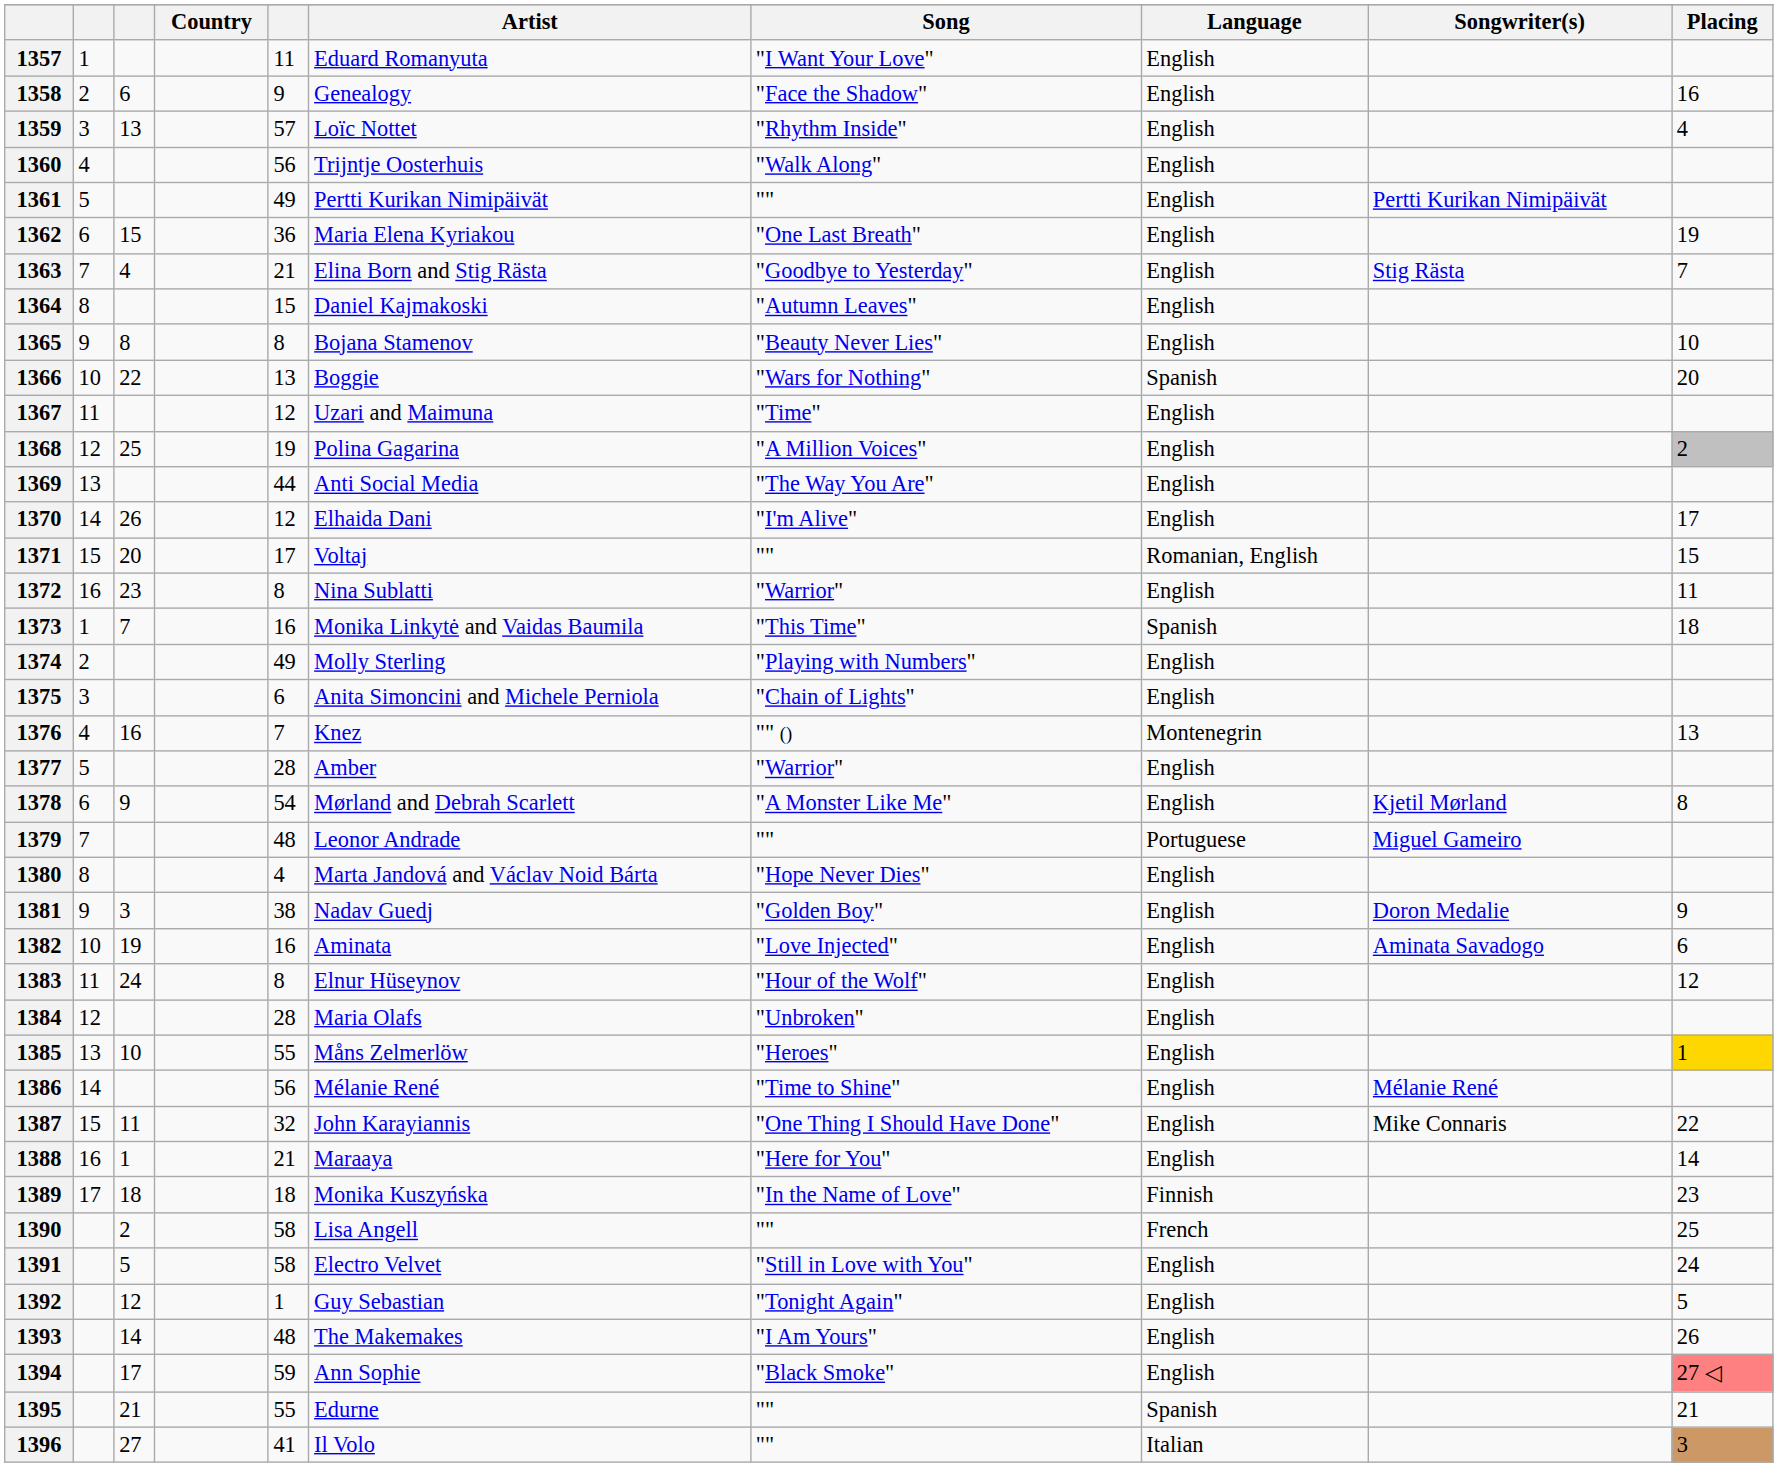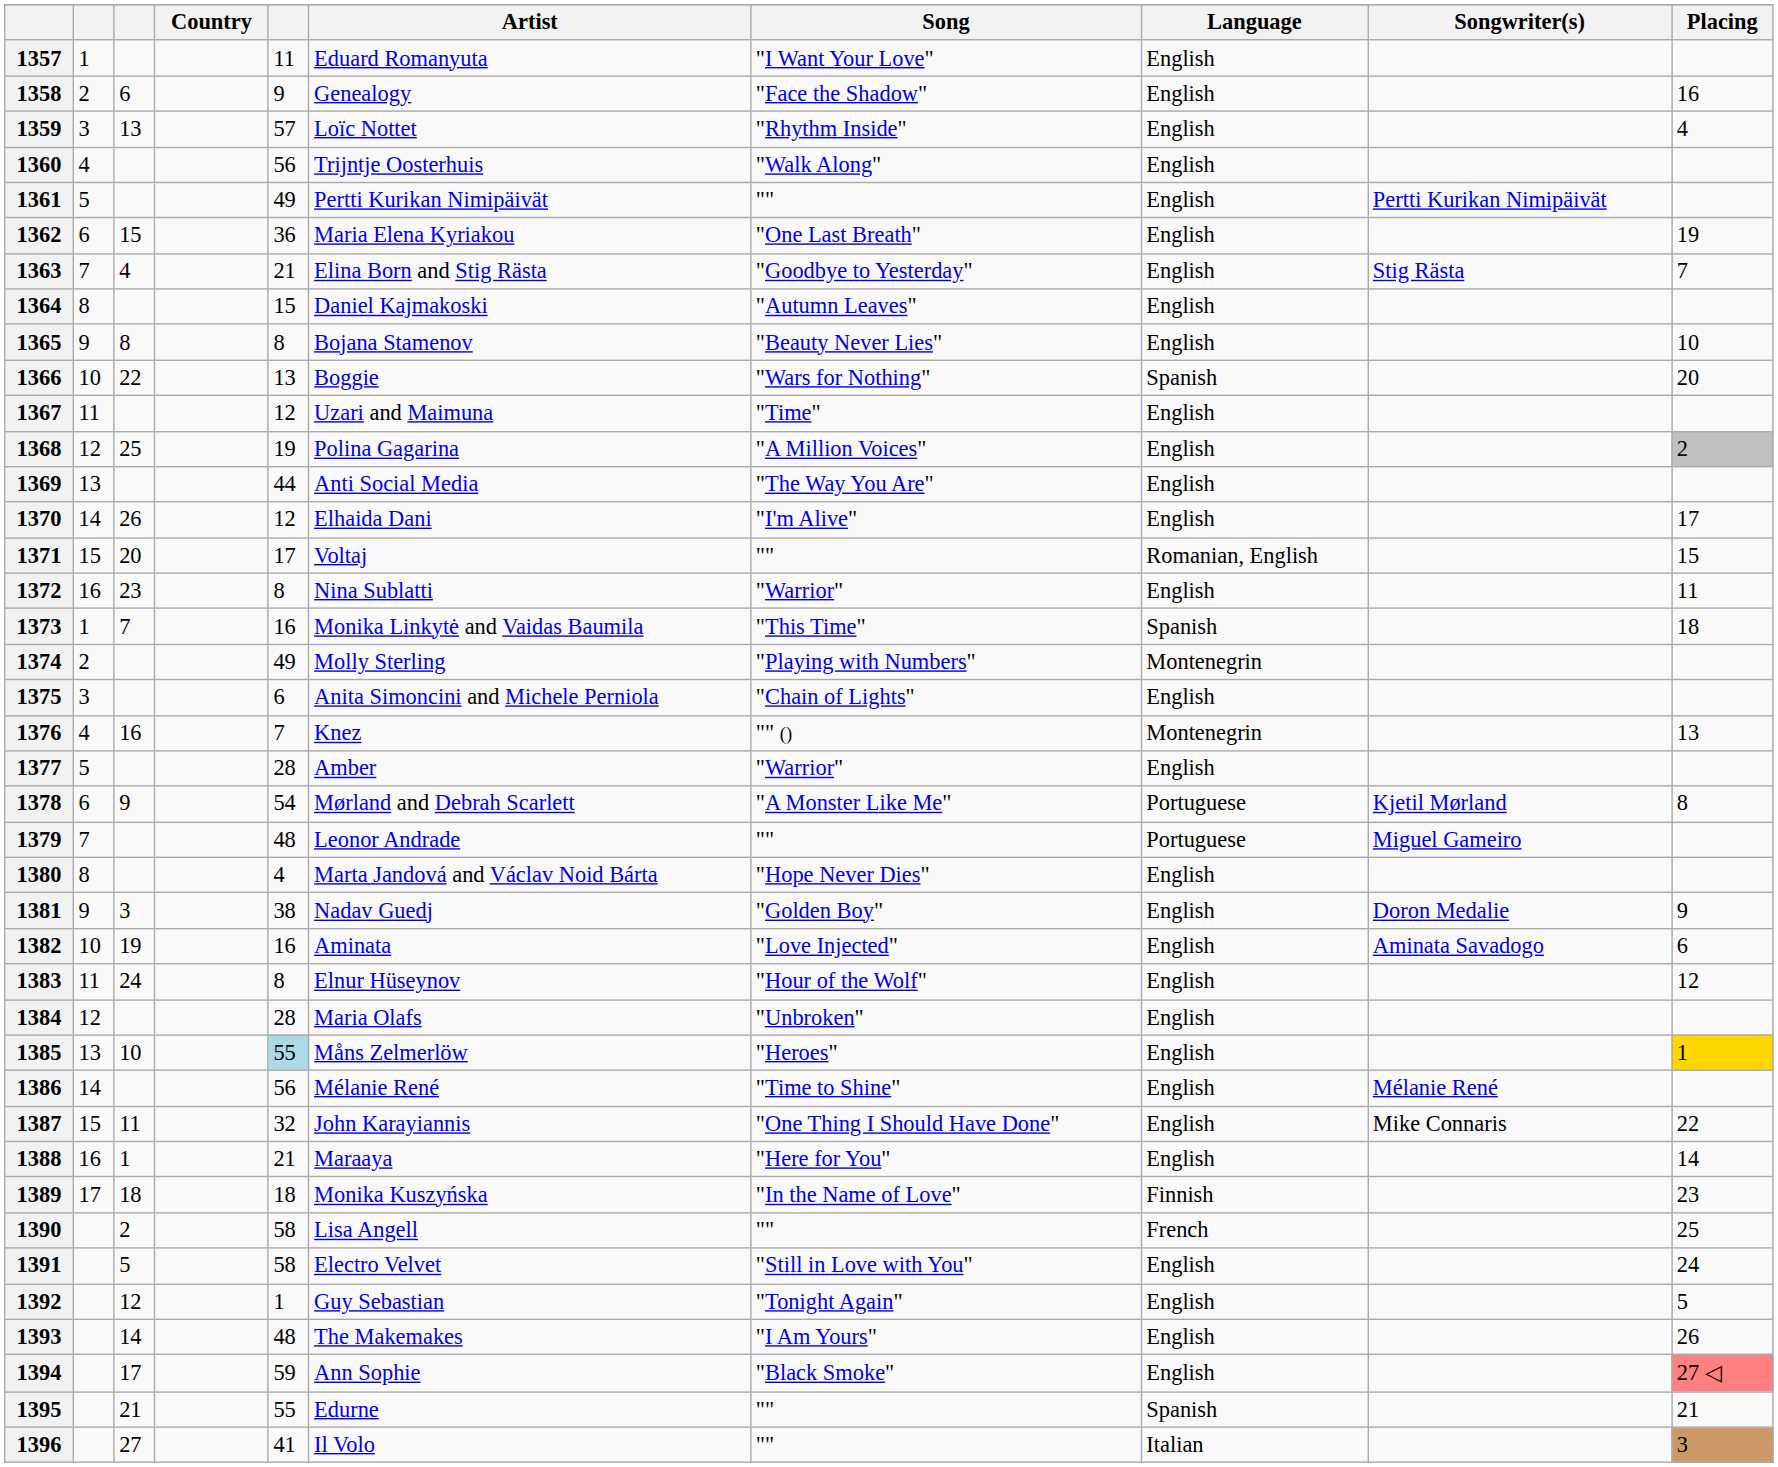(1181, 661) English -> (1204, 661) Montenegrin
(1181, 803) English -> (1196, 803) Portuguese
(285, 1052) no background -> (285, 1052) lightblue background
